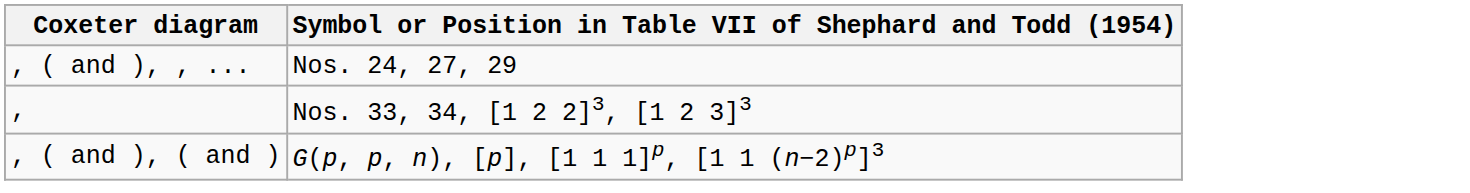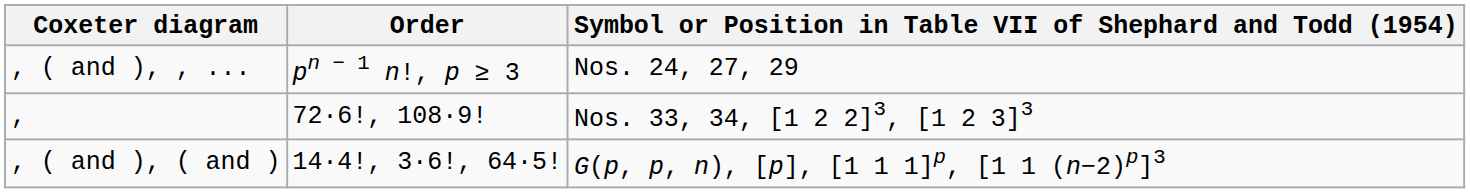+ column: (427, 25)
